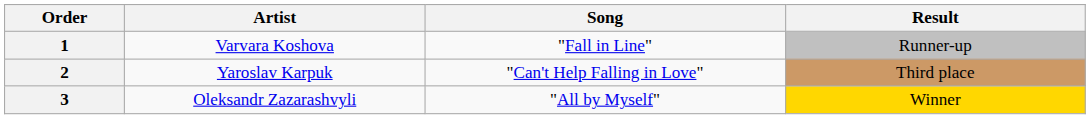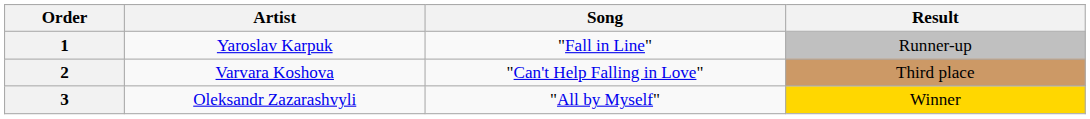(275, 45) Varvara Koshova -> (275, 45) Yaroslav Karpuk
(275, 72) Yaroslav Karpuk -> (275, 72) Varvara Koshova
